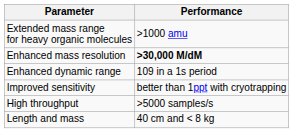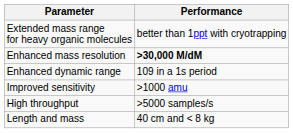(162, 34) >1000 amu -> (212, 34) better than 1ppt with cryotrapping
(212, 87) better than 1ppt with cryotrapping -> (162, 87) >1000 amu
